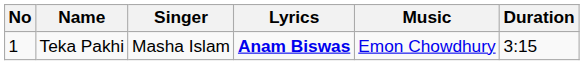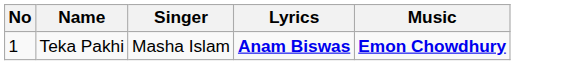- column: (539, 18)
(427, 45) normal -> (432, 45) bold
